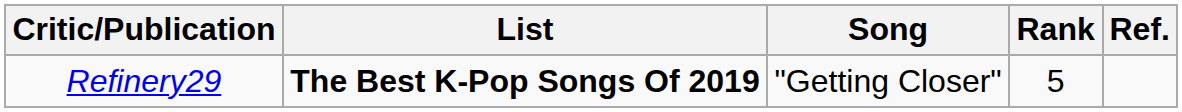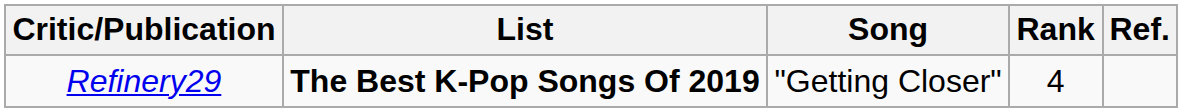(1056, 80) 5 -> (1056, 80) 4
